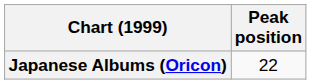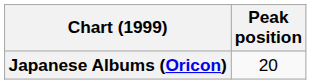(268, 65) 22 -> (268, 65) 20
